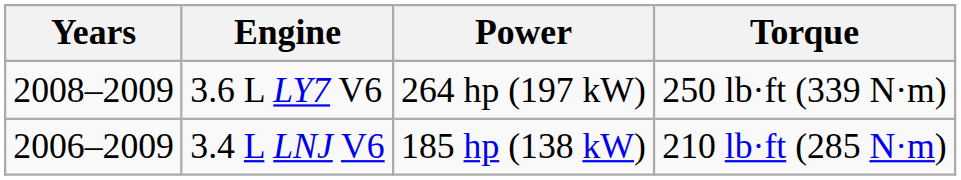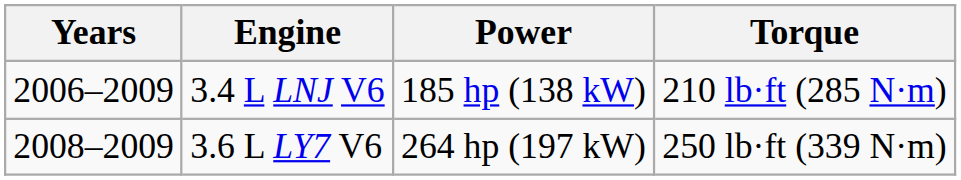rows swapped: (288, 145) <-> (286, 89)
